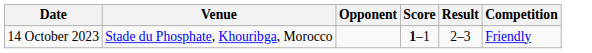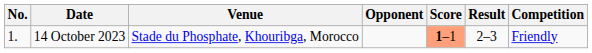+ column: (18, 15)
(419, 36) no background -> (446, 36) lightsalmon background
